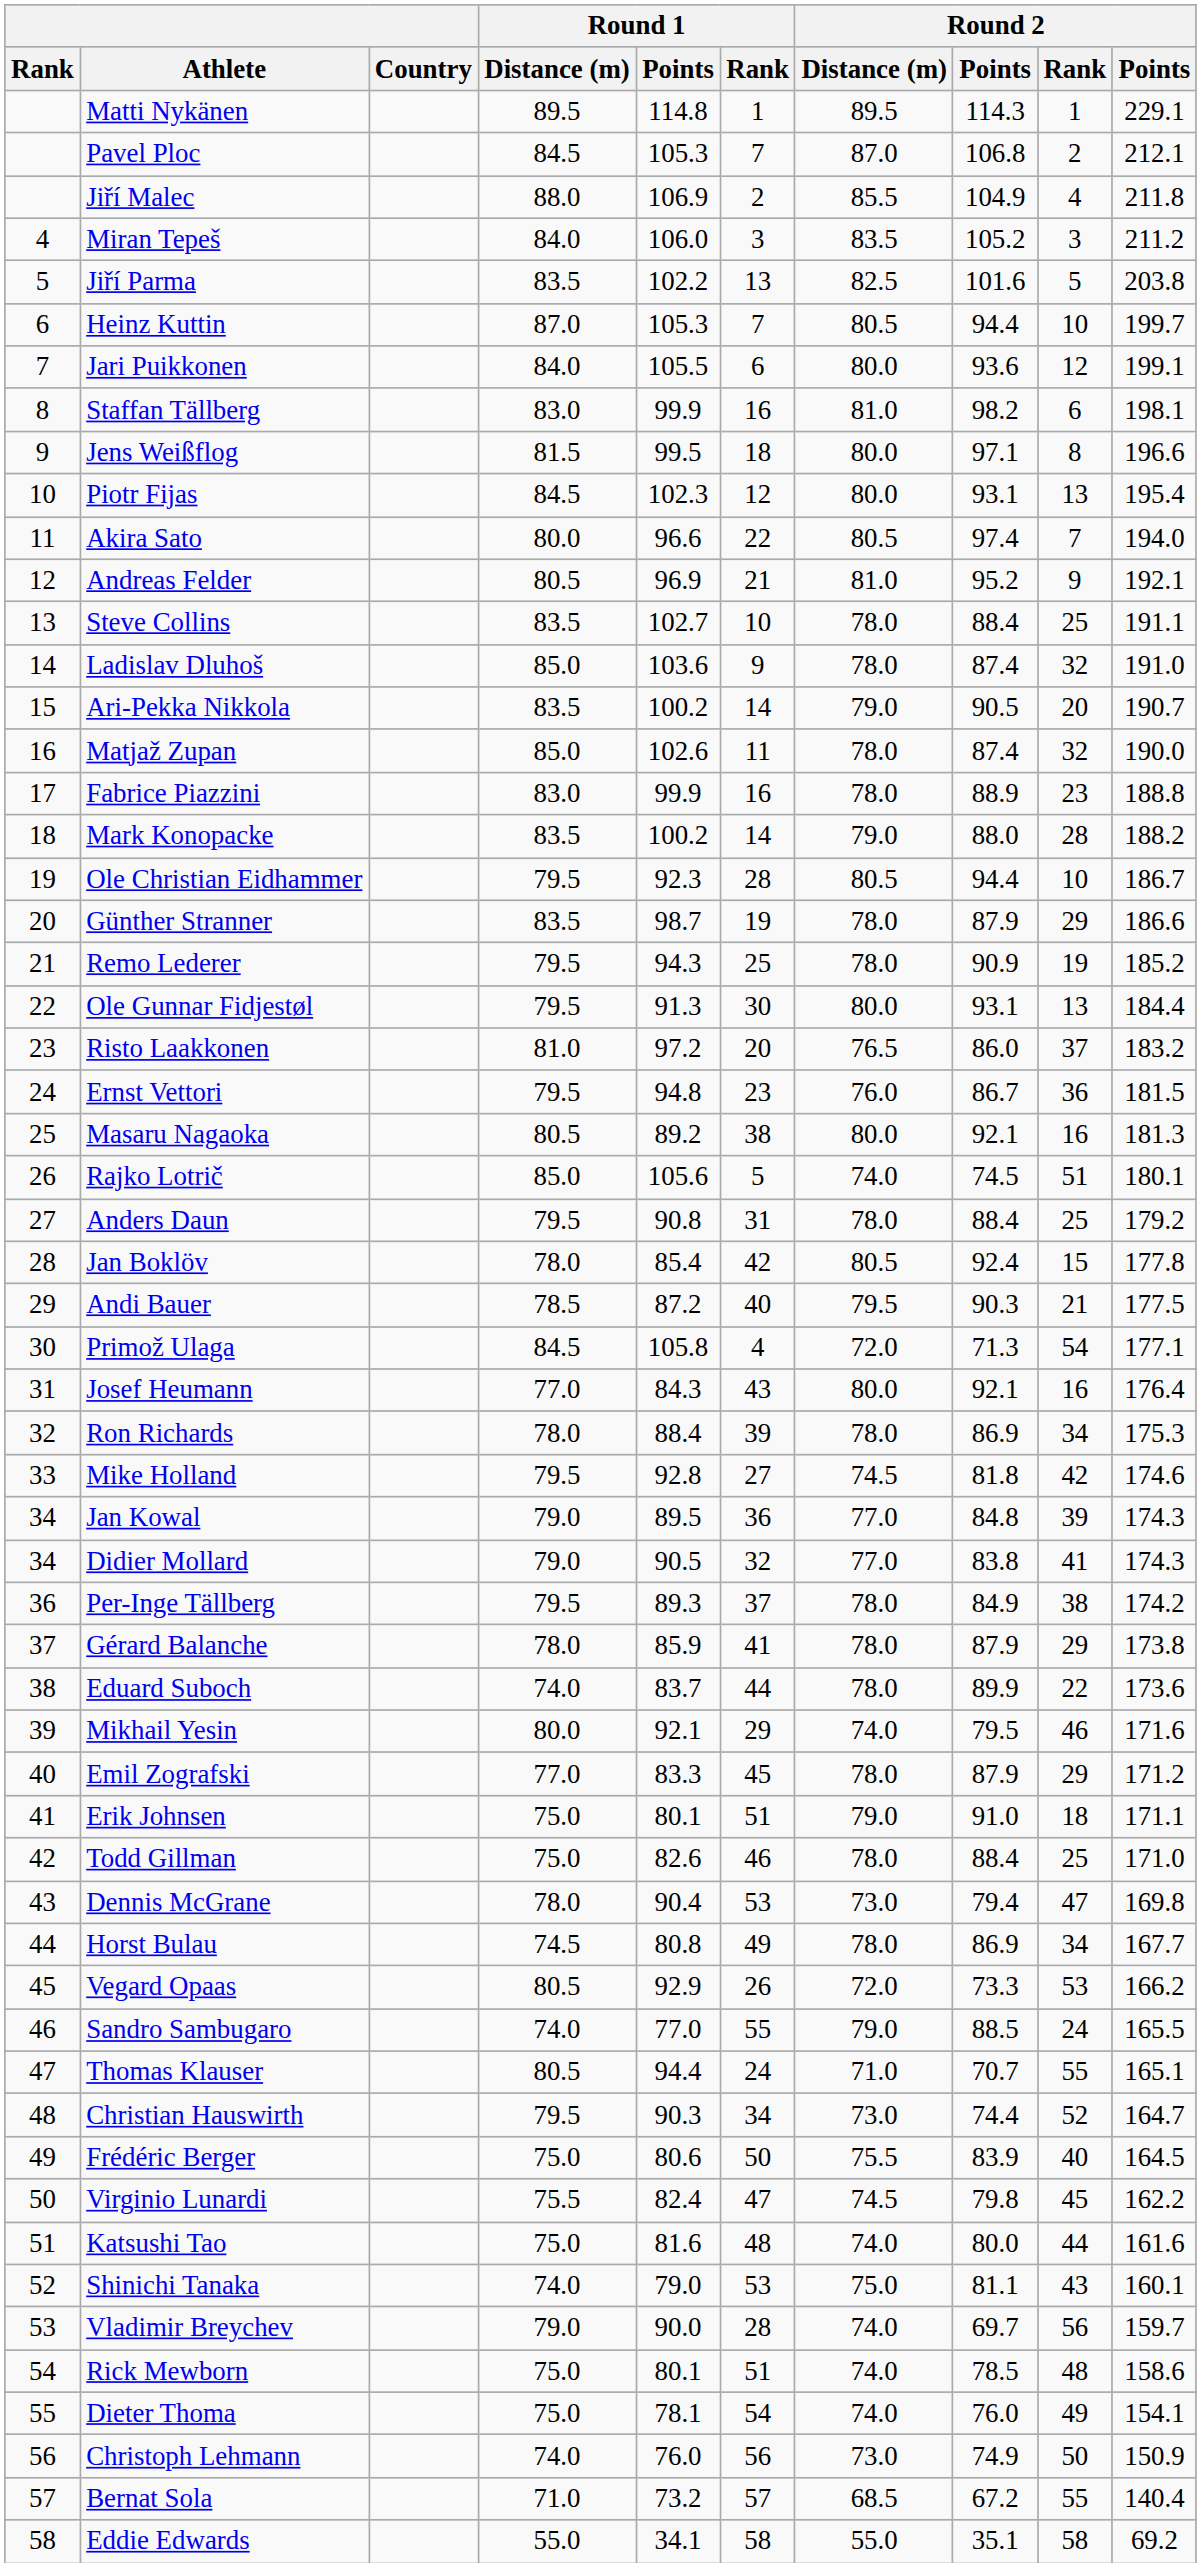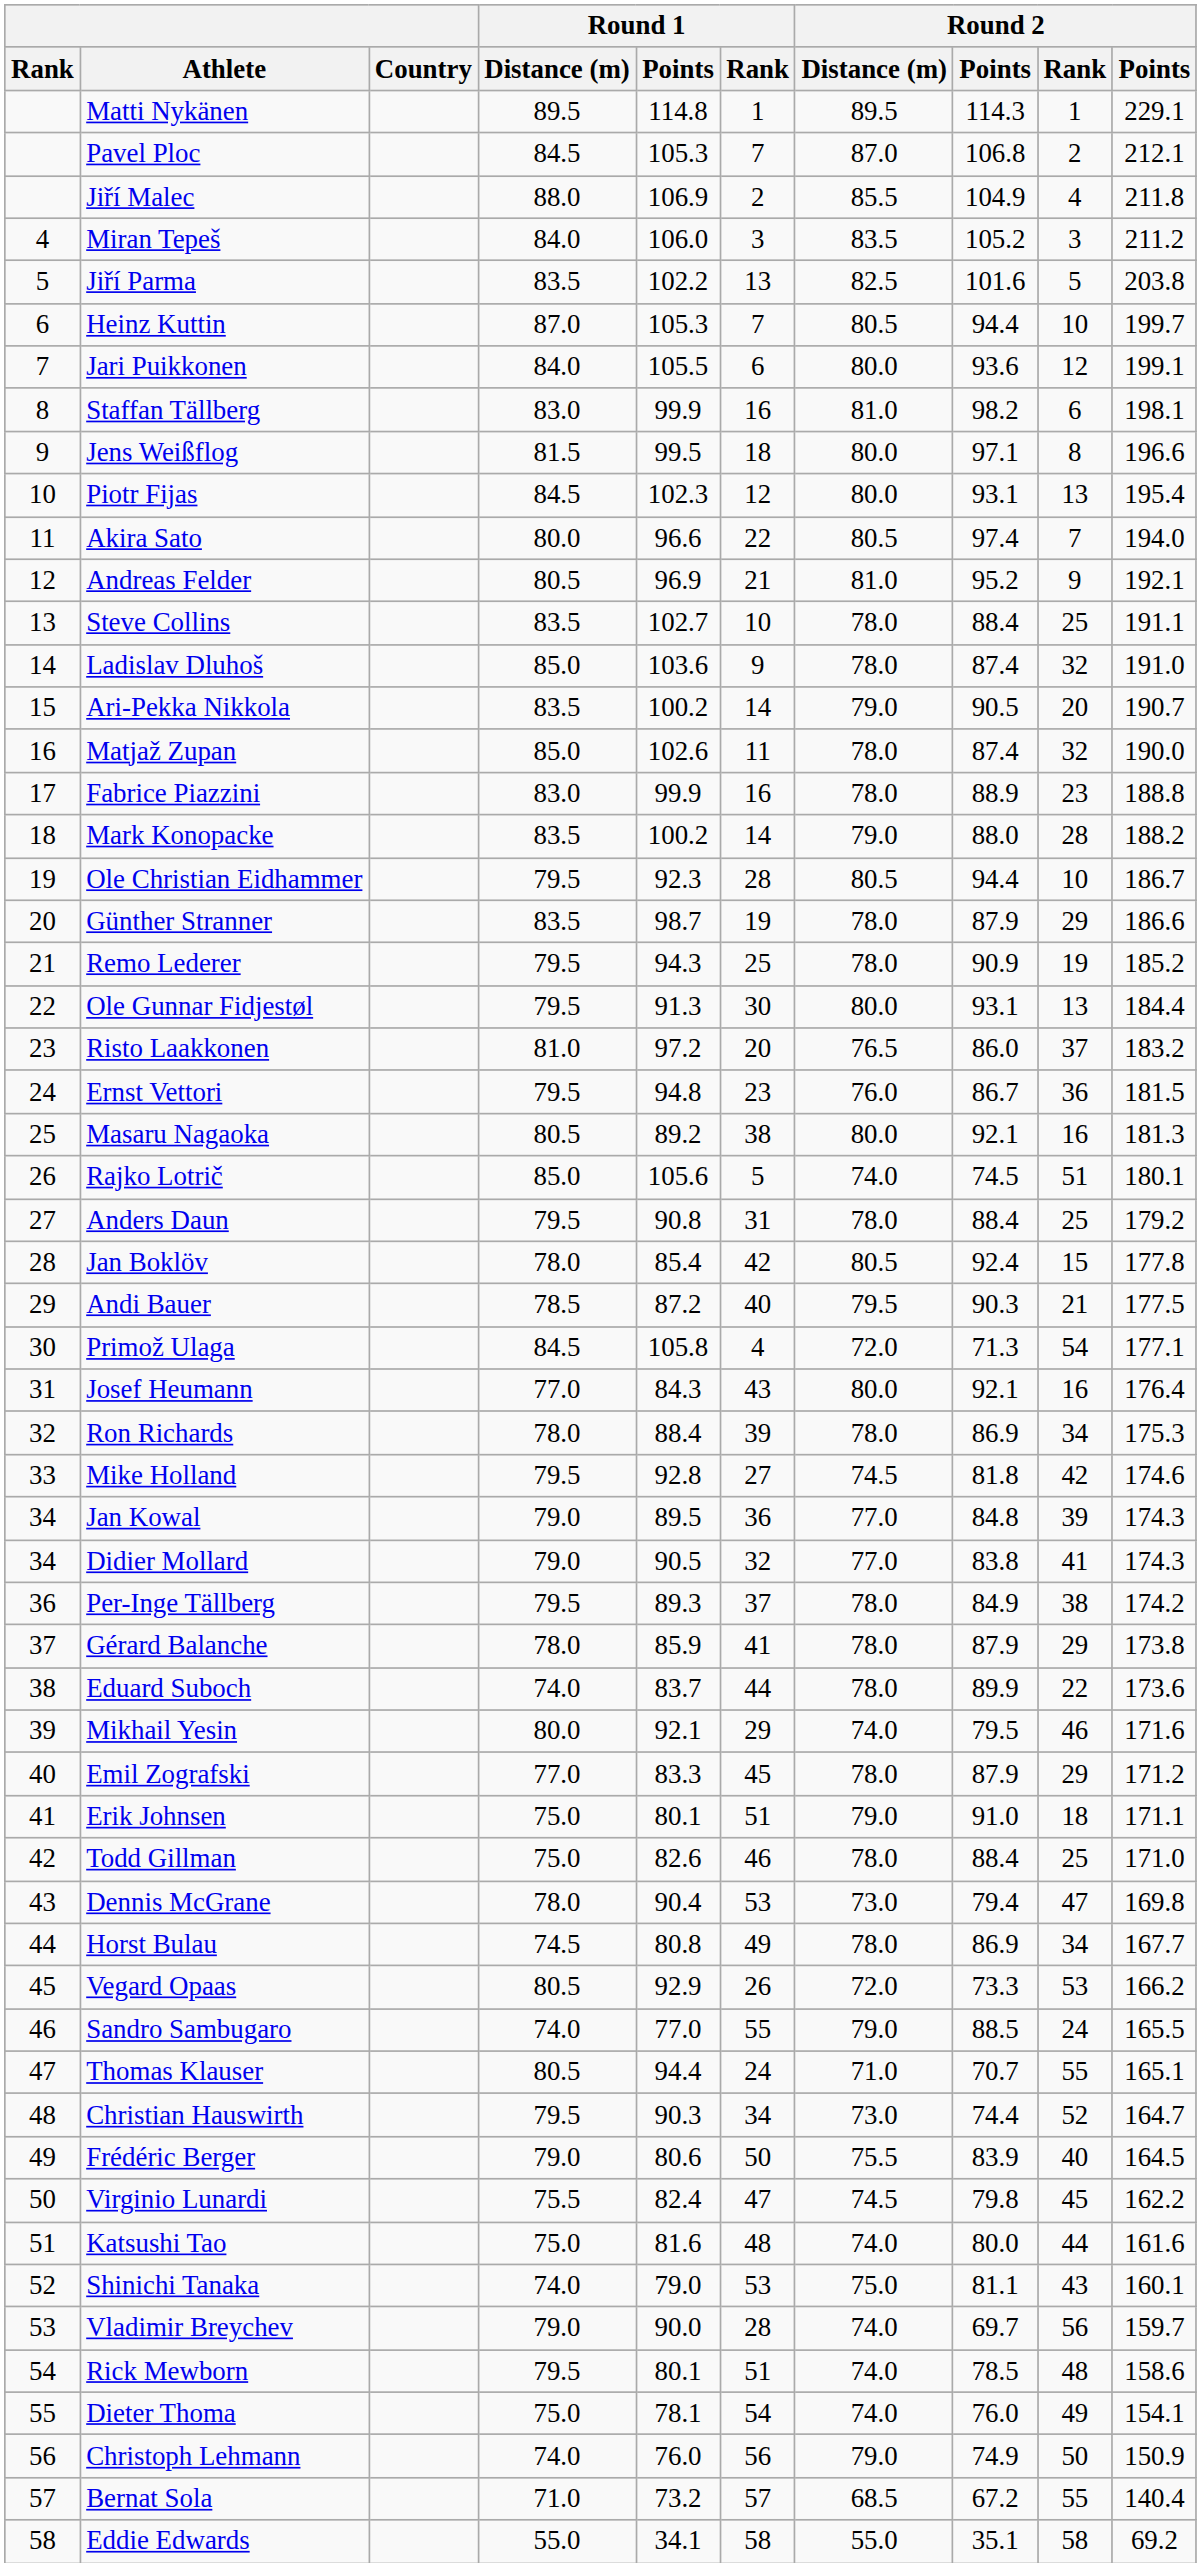(557, 2157) 75.0 -> (557, 2157) 79.0
(557, 2370) 75.0 -> (557, 2370) 79.5
(874, 2455) 73.0 -> (874, 2455) 79.0
